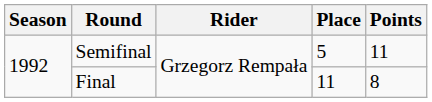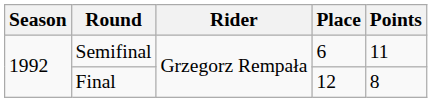(321, 50) 5 -> (321, 50) 6
(326, 81) 11 -> (326, 81) 12
